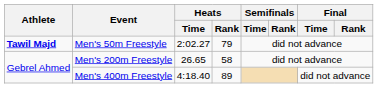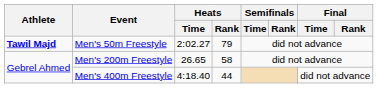(227, 75) 89 -> (227, 75) 44
